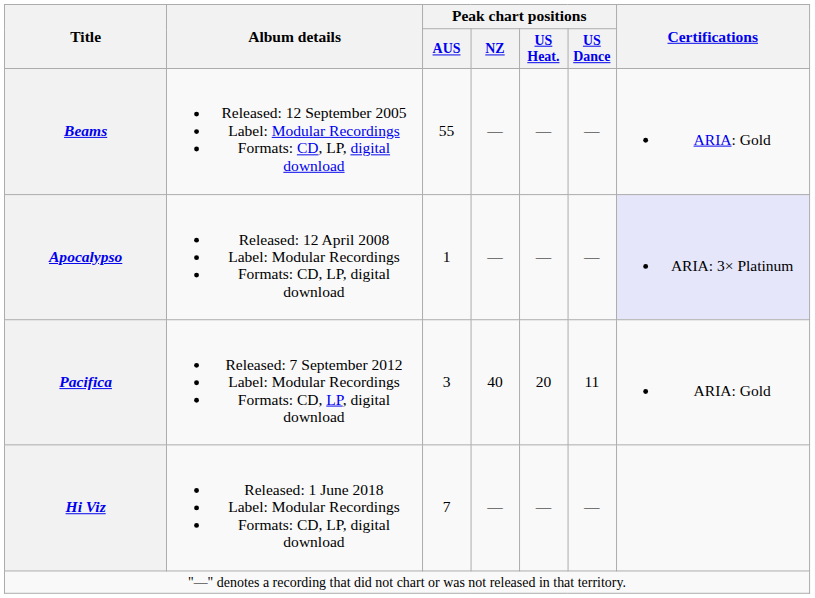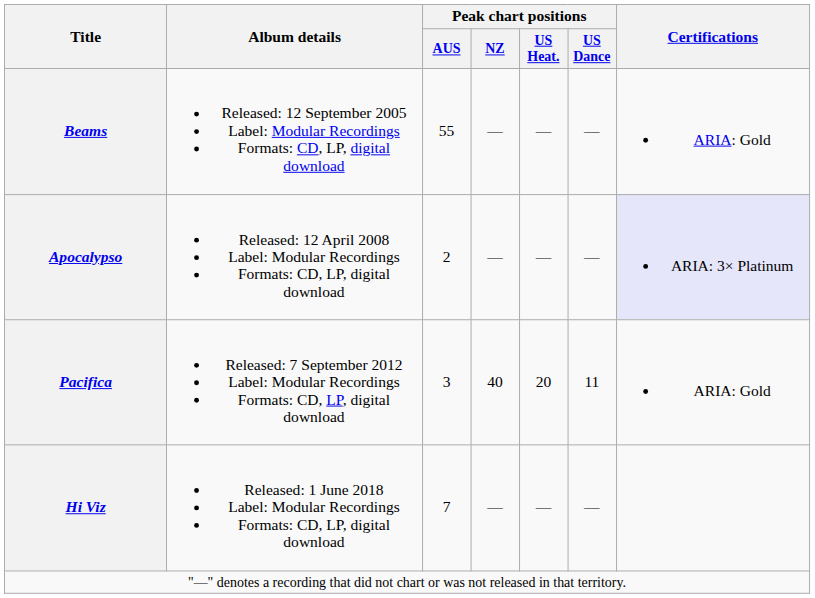(447, 256) 1 -> (447, 256) 2
